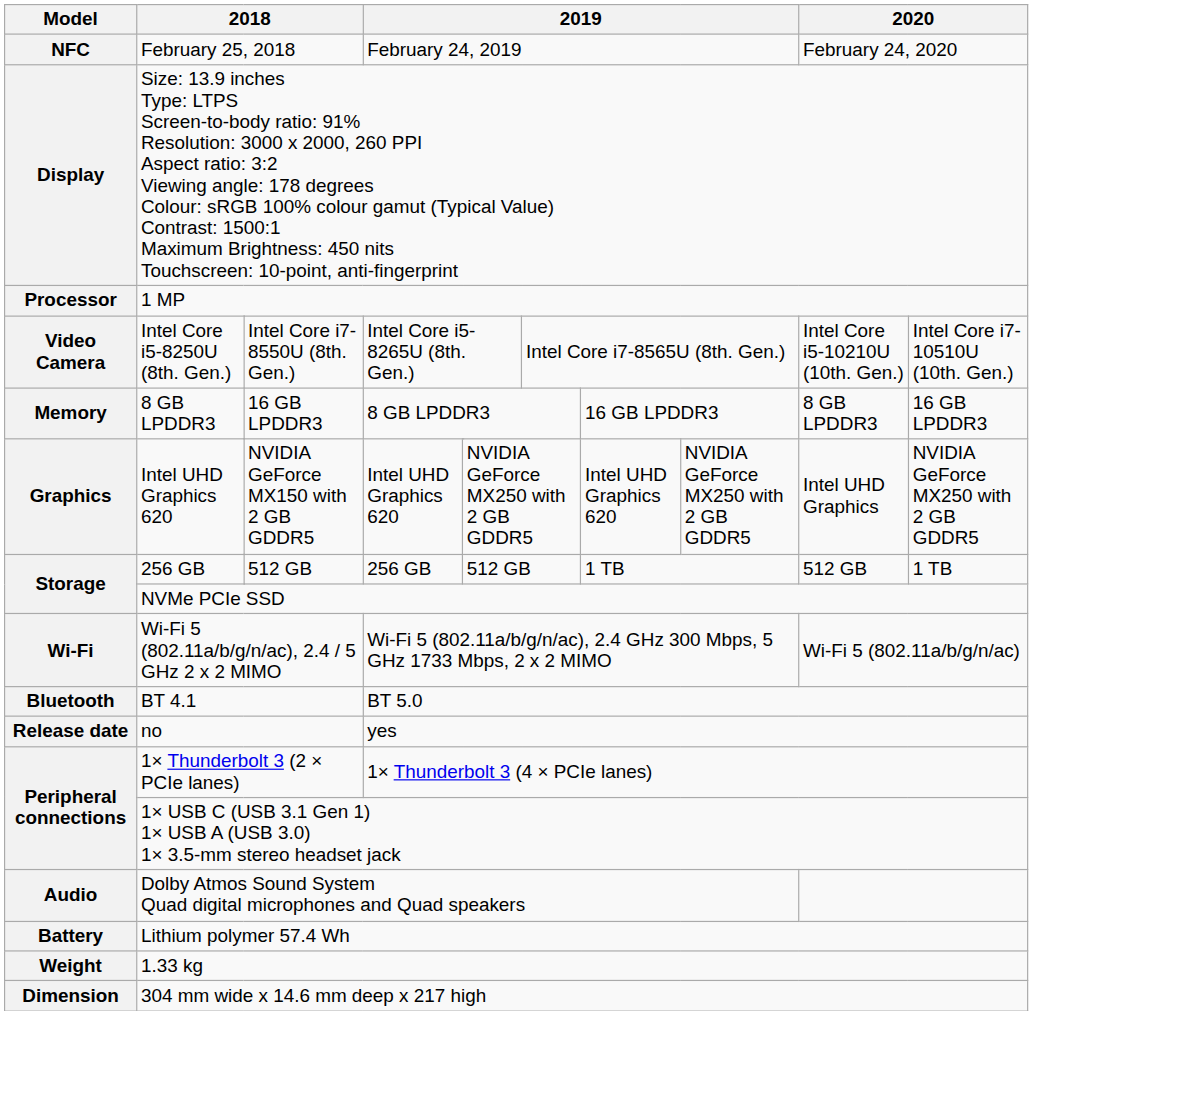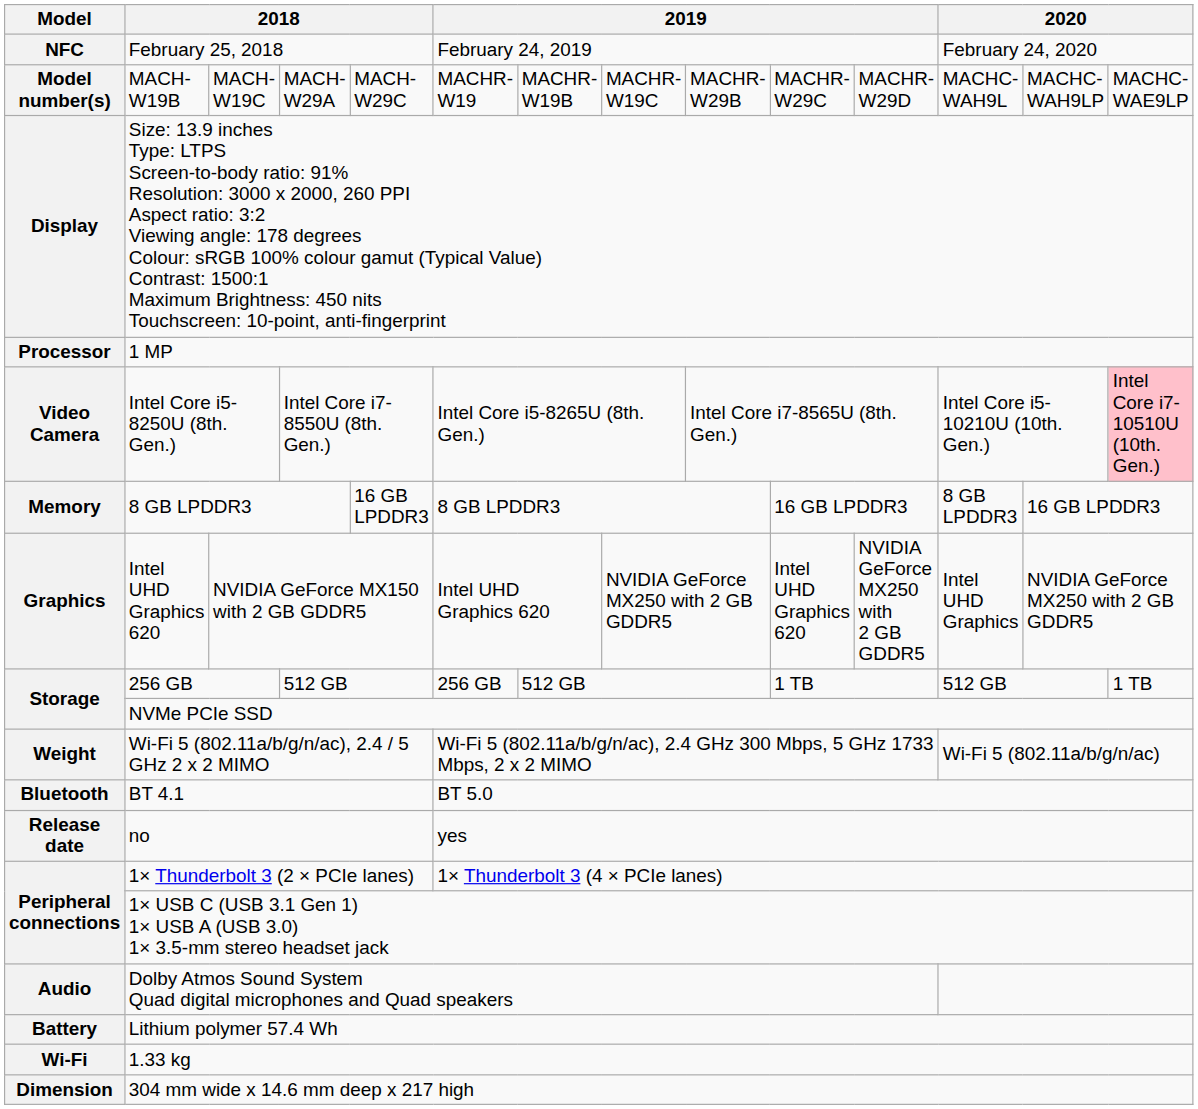+ row: (160, 89)
(967, 351) no background -> (1146, 424) pink background
(71, 650) Wi-Fi -> (65, 754) Weight
(71, 965) Weight -> (65, 1059) Wi-Fi
